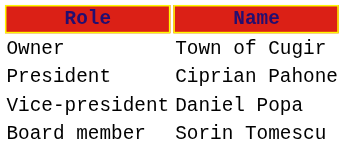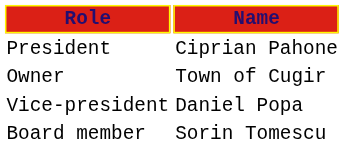rows swapped: (36, 49) <-> (59, 77)
